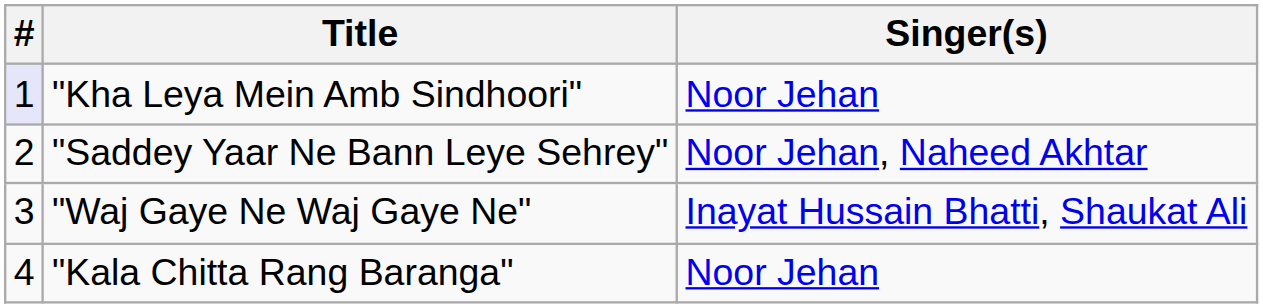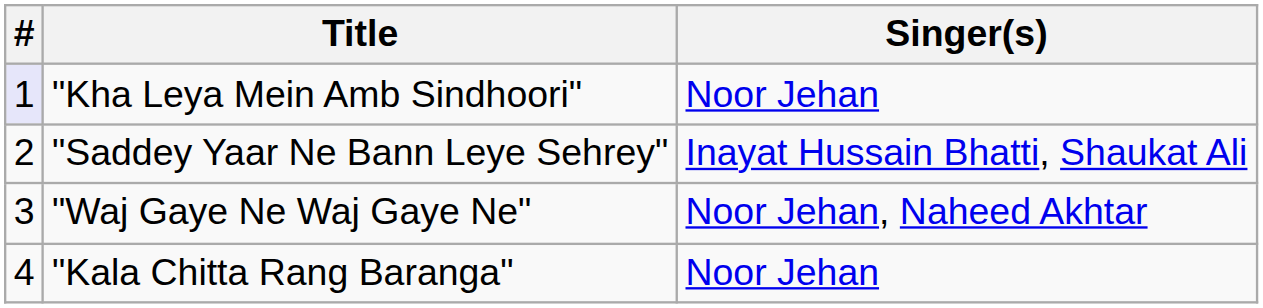(917, 152) Noor Jehan, Naheed Akhtar -> (966, 152) Inayat Hussain Bhatti, Shaukat Ali
(966, 212) Inayat Hussain Bhatti, Shaukat Ali -> (917, 212) Noor Jehan, Naheed Akhtar
